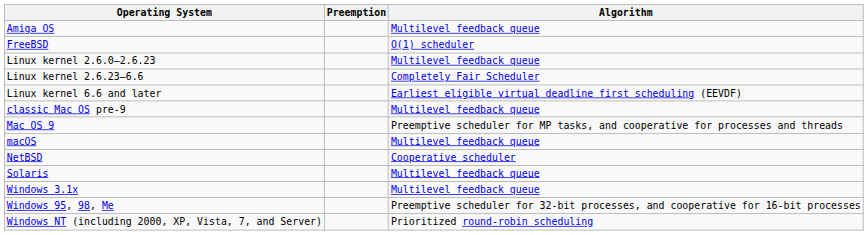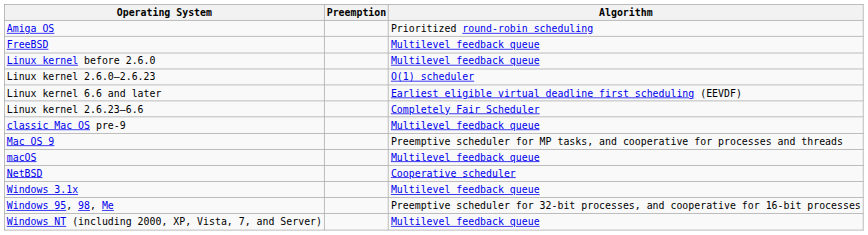(465, 29) Multilevel feedback queue -> (492, 29) Prioritized round-robin scheduling
(433, 45) O(1) scheduler -> (465, 45) Multilevel feedback queue
+ row: (81, 61)
(465, 61) Multilevel feedback queue -> (433, 77) O(1) scheduler
rows swapped: (75, 77) <-> (84, 93)
- row: (28, 173)
(492, 222) Prioritized round-robin scheduling -> (465, 222) Multilevel feedback queue
